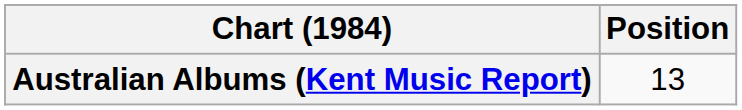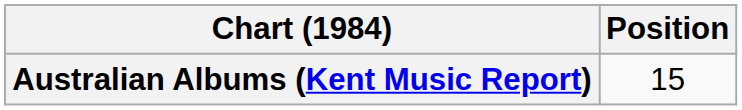(668, 78) 13 -> (668, 78) 15
